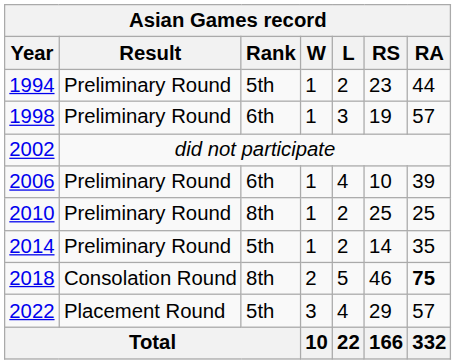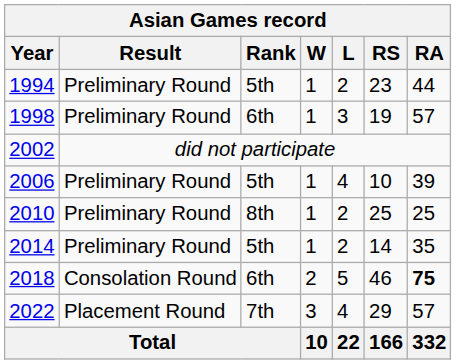(260, 181) 6th -> (260, 181) 5th
(260, 278) 8th -> (260, 278) 6th
(260, 310) 5th -> (260, 310) 7th
